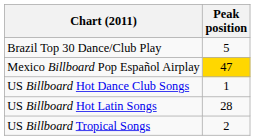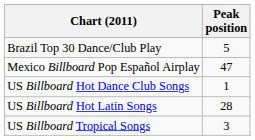(226, 67) gold background -> (226, 67) no background
(226, 125) 2 -> (226, 125) 3
